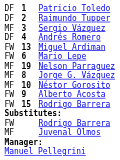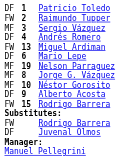(9, 18) DF -> (9, 18) FW
(9, 56) FW -> (9, 56) DF
(9, 94) FW -> (9, 94) DF
(9, 133) MF -> (9, 133) DF
